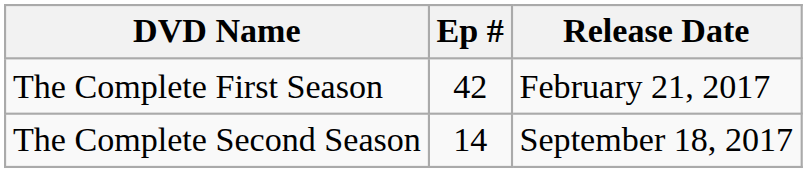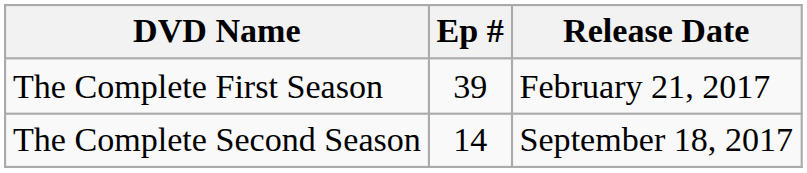(470, 85) 42 -> (470, 85) 39
